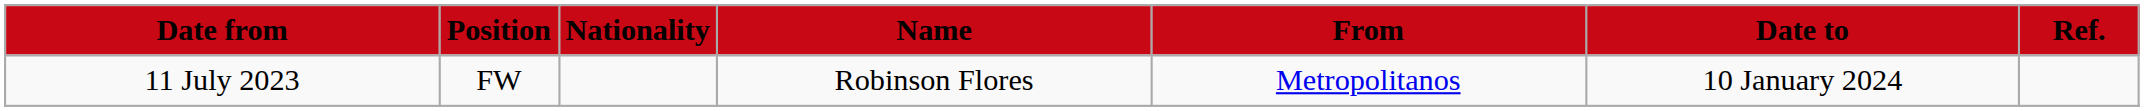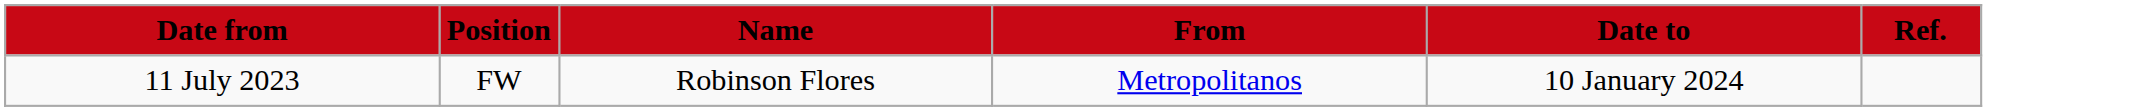- column: (638, 29)
